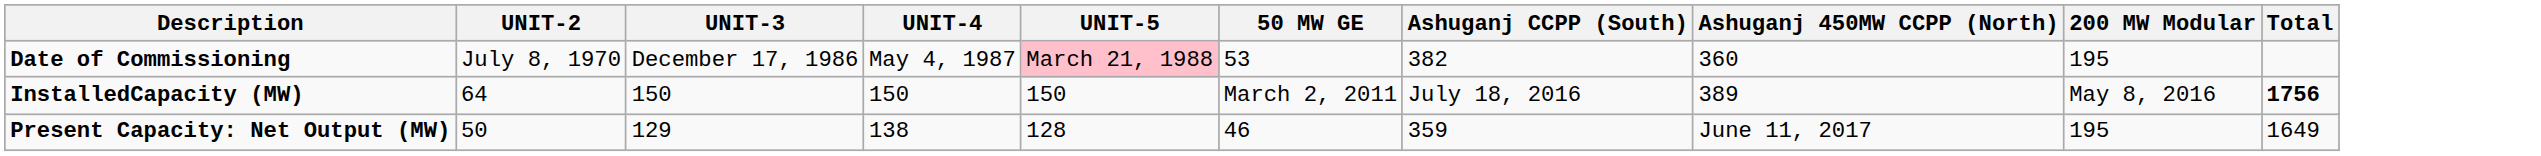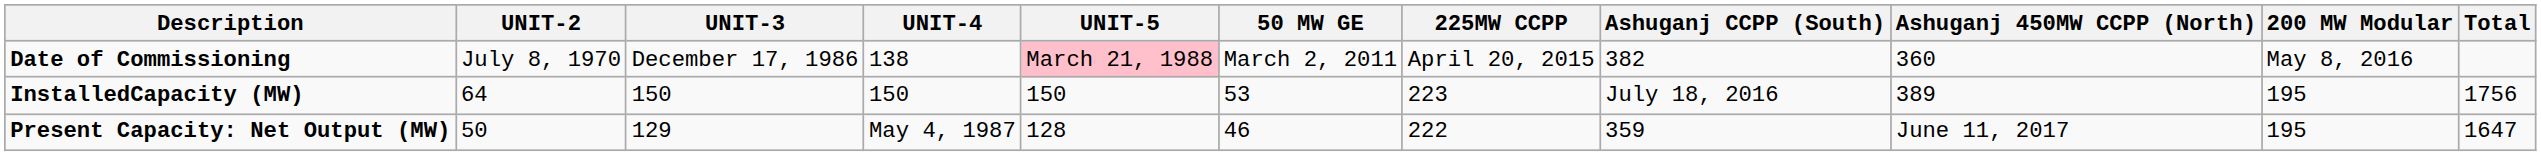+ column: (1501, 23)
(942, 59) May 4, 1987 -> (889, 59) 138
(1237, 59) 53 -> (1310, 59) March 2, 2011
(2089, 59) 195 -> (2340, 59) May 8, 2016
(1310, 95) March 2, 2011 -> (1237, 95) 53
(2143, 95) May 8, 2016 -> (2287, 95) 195
(2293, 95) bold -> (2491, 95) normal
(889, 132) 138 -> (942, 132) May 4, 1987
(2293, 132) 1649 -> (2491, 132) 1647
